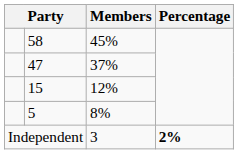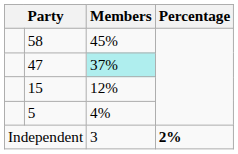(104, 64) no background -> (104, 64) paleturquoise background
(100, 112) 8% -> (100, 112) 4%
